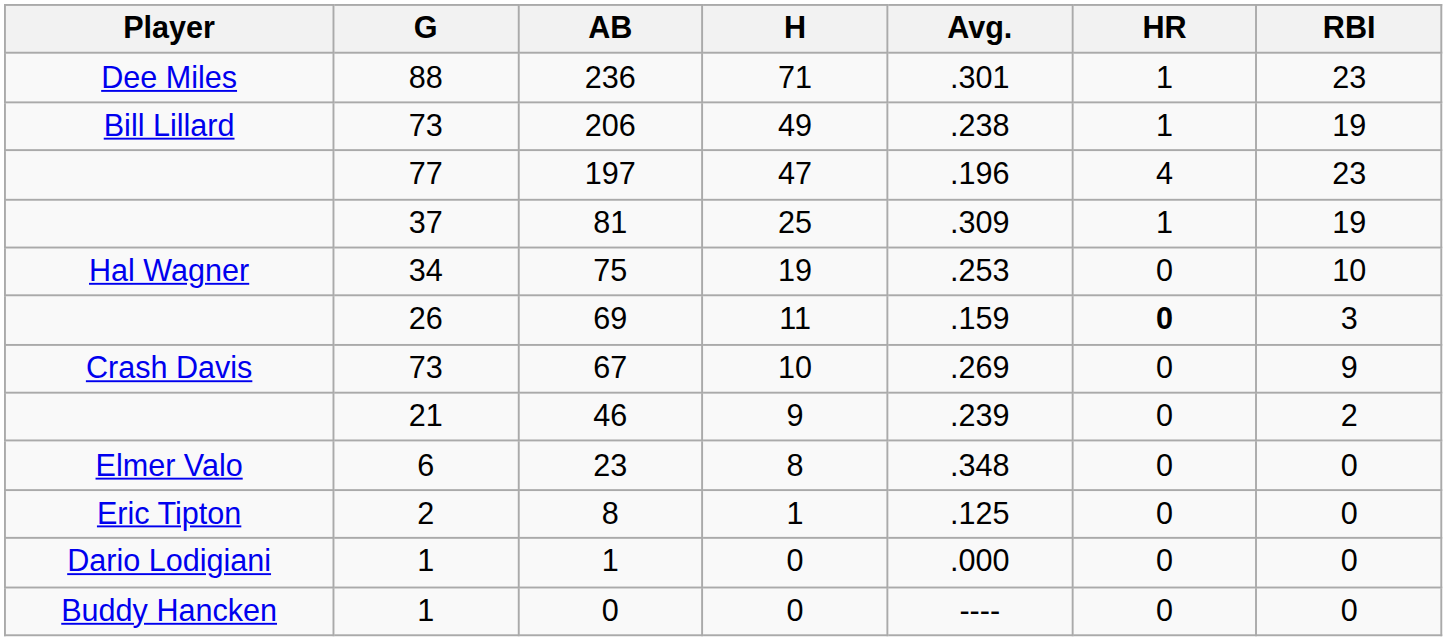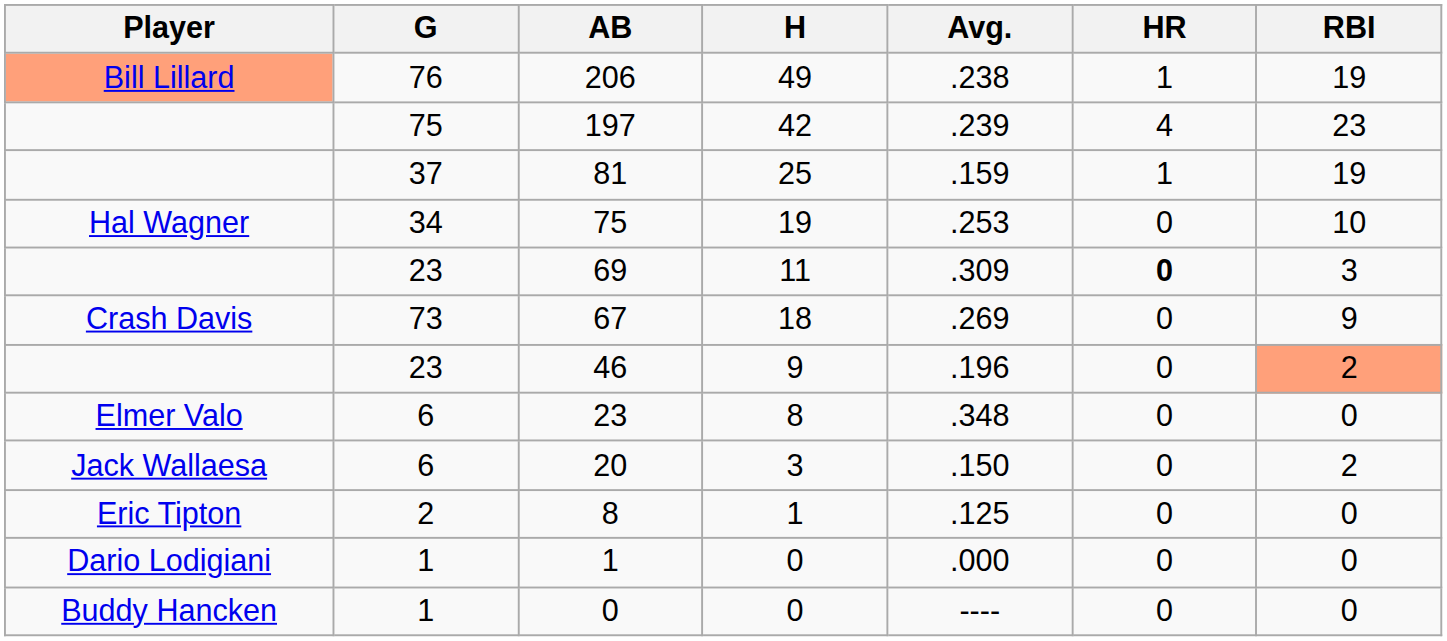- row: (610, 77)
(169, 125) no background -> (169, 77) lightsalmon background
(426, 125) 73 -> (426, 77) 76
(426, 174) 77 -> (426, 125) 75
(795, 174) 47 -> (795, 125) 42
(980, 174) .196 -> (980, 125) .239
(980, 222) .309 -> (980, 174) .159
(426, 319) 26 -> (426, 271) 23
(980, 319) .159 -> (980, 271) .309
(795, 367) 10 -> (795, 319) 18
(426, 416) 21 -> (426, 367) 23
(980, 416) .239 -> (980, 367) .196
(1349, 416) no background -> (1349, 367) lightsalmon background
+ row: (610, 464)
